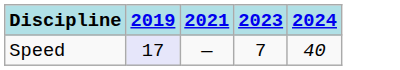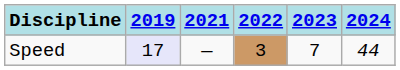+ column: (261, 20)
(314, 50) 40 -> (368, 50) 44
